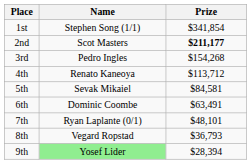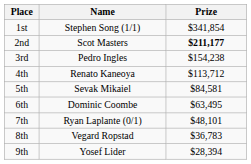(206, 58) $154,268 -> (206, 58) $154,238
(206, 105) $63,491 -> (206, 105) $63,495
(206, 136) $36,793 -> (206, 136) $36,783
(103, 151) lightgreen background -> (103, 151) no background
